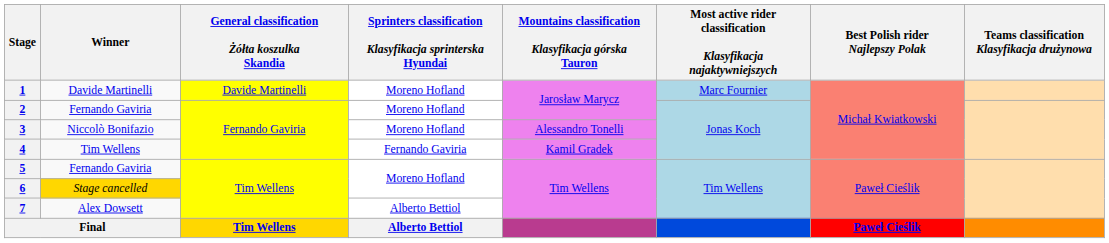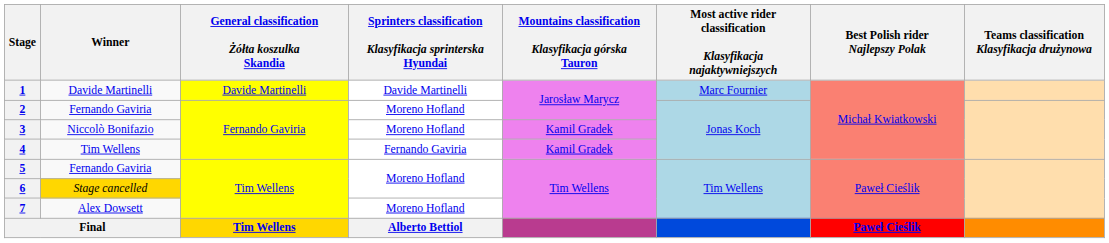(425, 90) Moreno Hofland -> (425, 90) Davide Martinelli
(579, 129) Alessandro Tonelli -> (579, 129) Kamil Gradek
(425, 208) Alberto Bettiol -> (425, 208) Moreno Hofland
